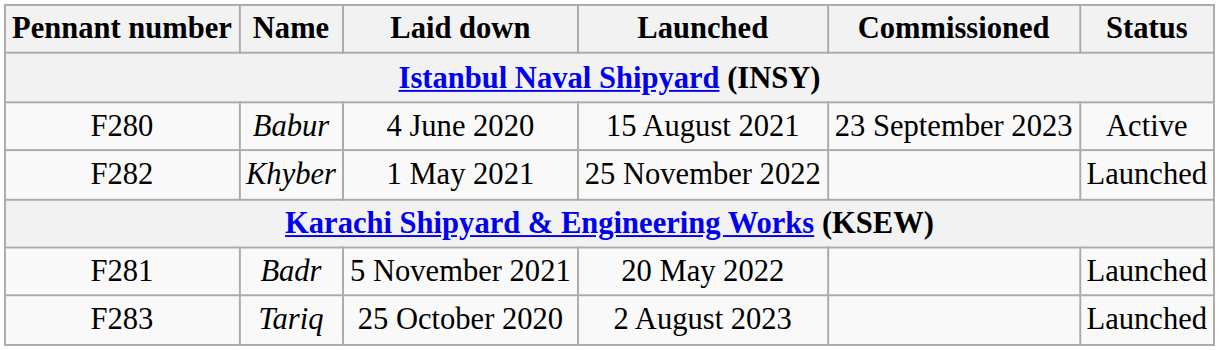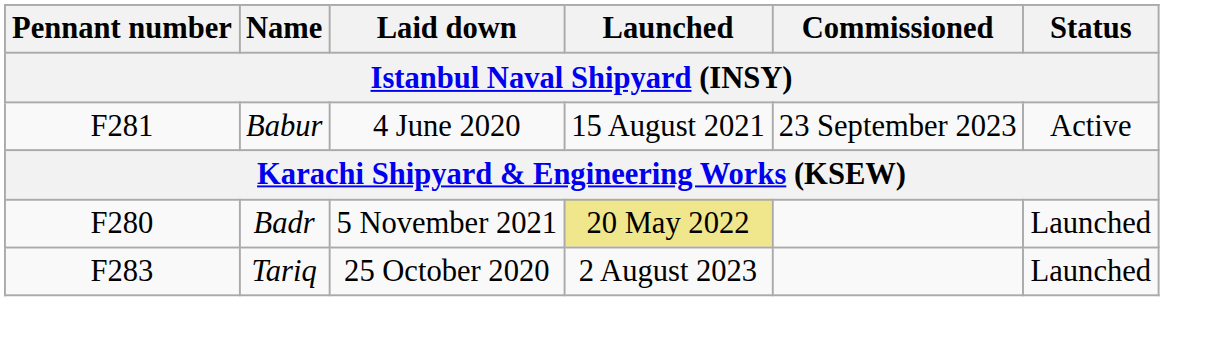(122, 125) F280 -> (122, 125) F281
- row: (291, 174)
(122, 271) F281 -> (122, 222) F280
(703, 271) no background -> (668, 222) khaki background
